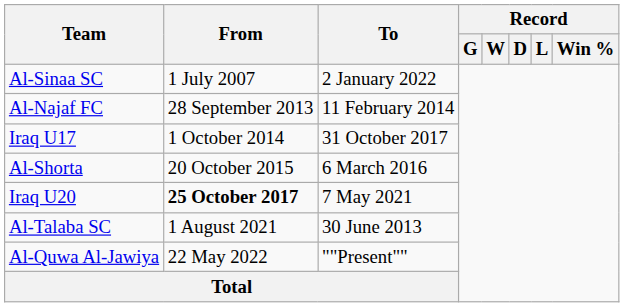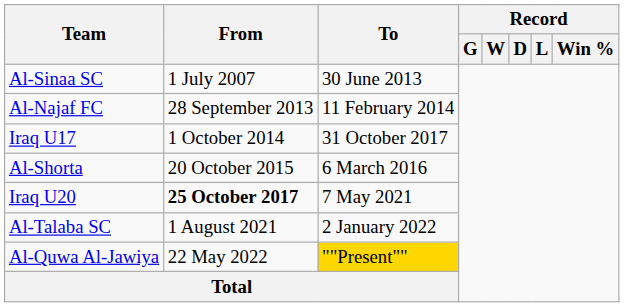(379, 78) 2 January 2022 -> (372, 78) 30 June 2013
(372, 227) 30 June 2013 -> (379, 227) 2 January 2022
(365, 256) no background -> (365, 256) gold background
